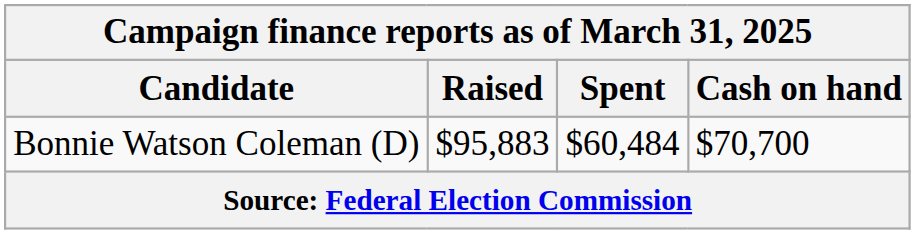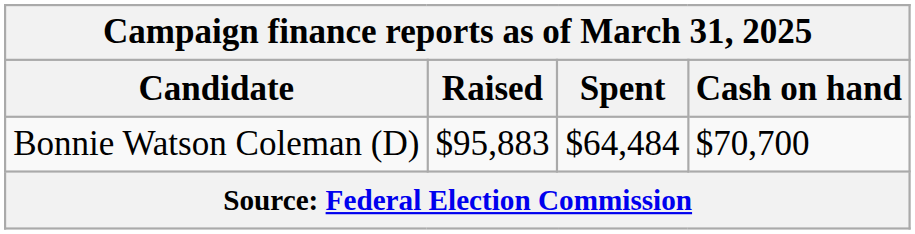(623, 143) $60,484 -> (623, 143) $64,484
